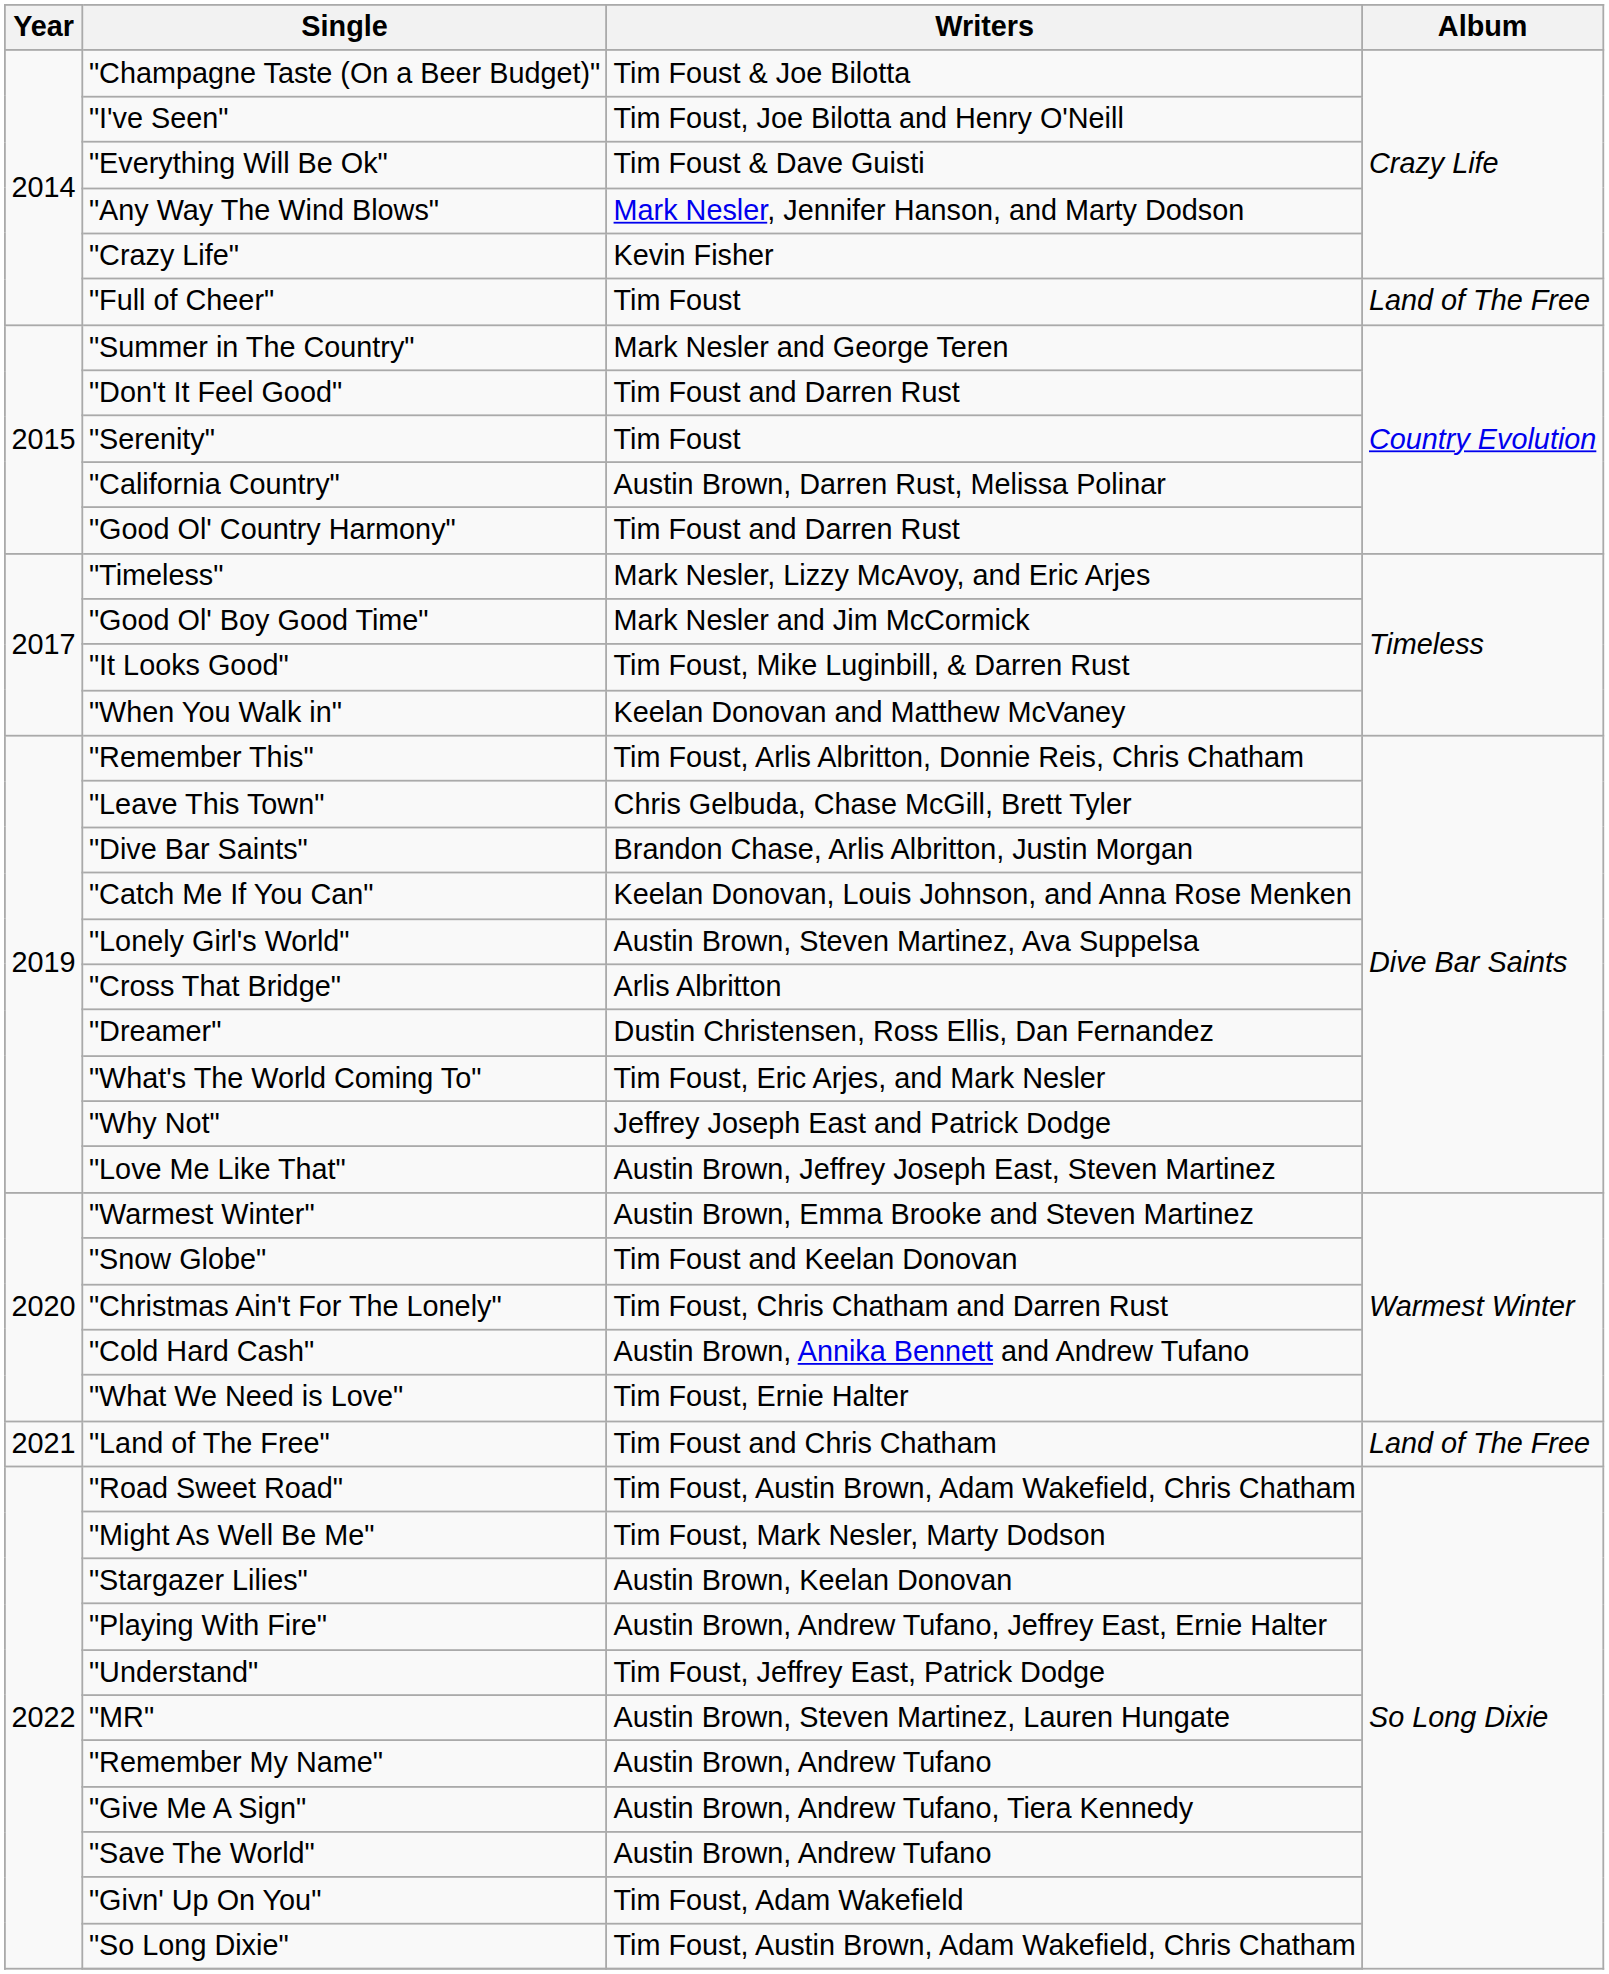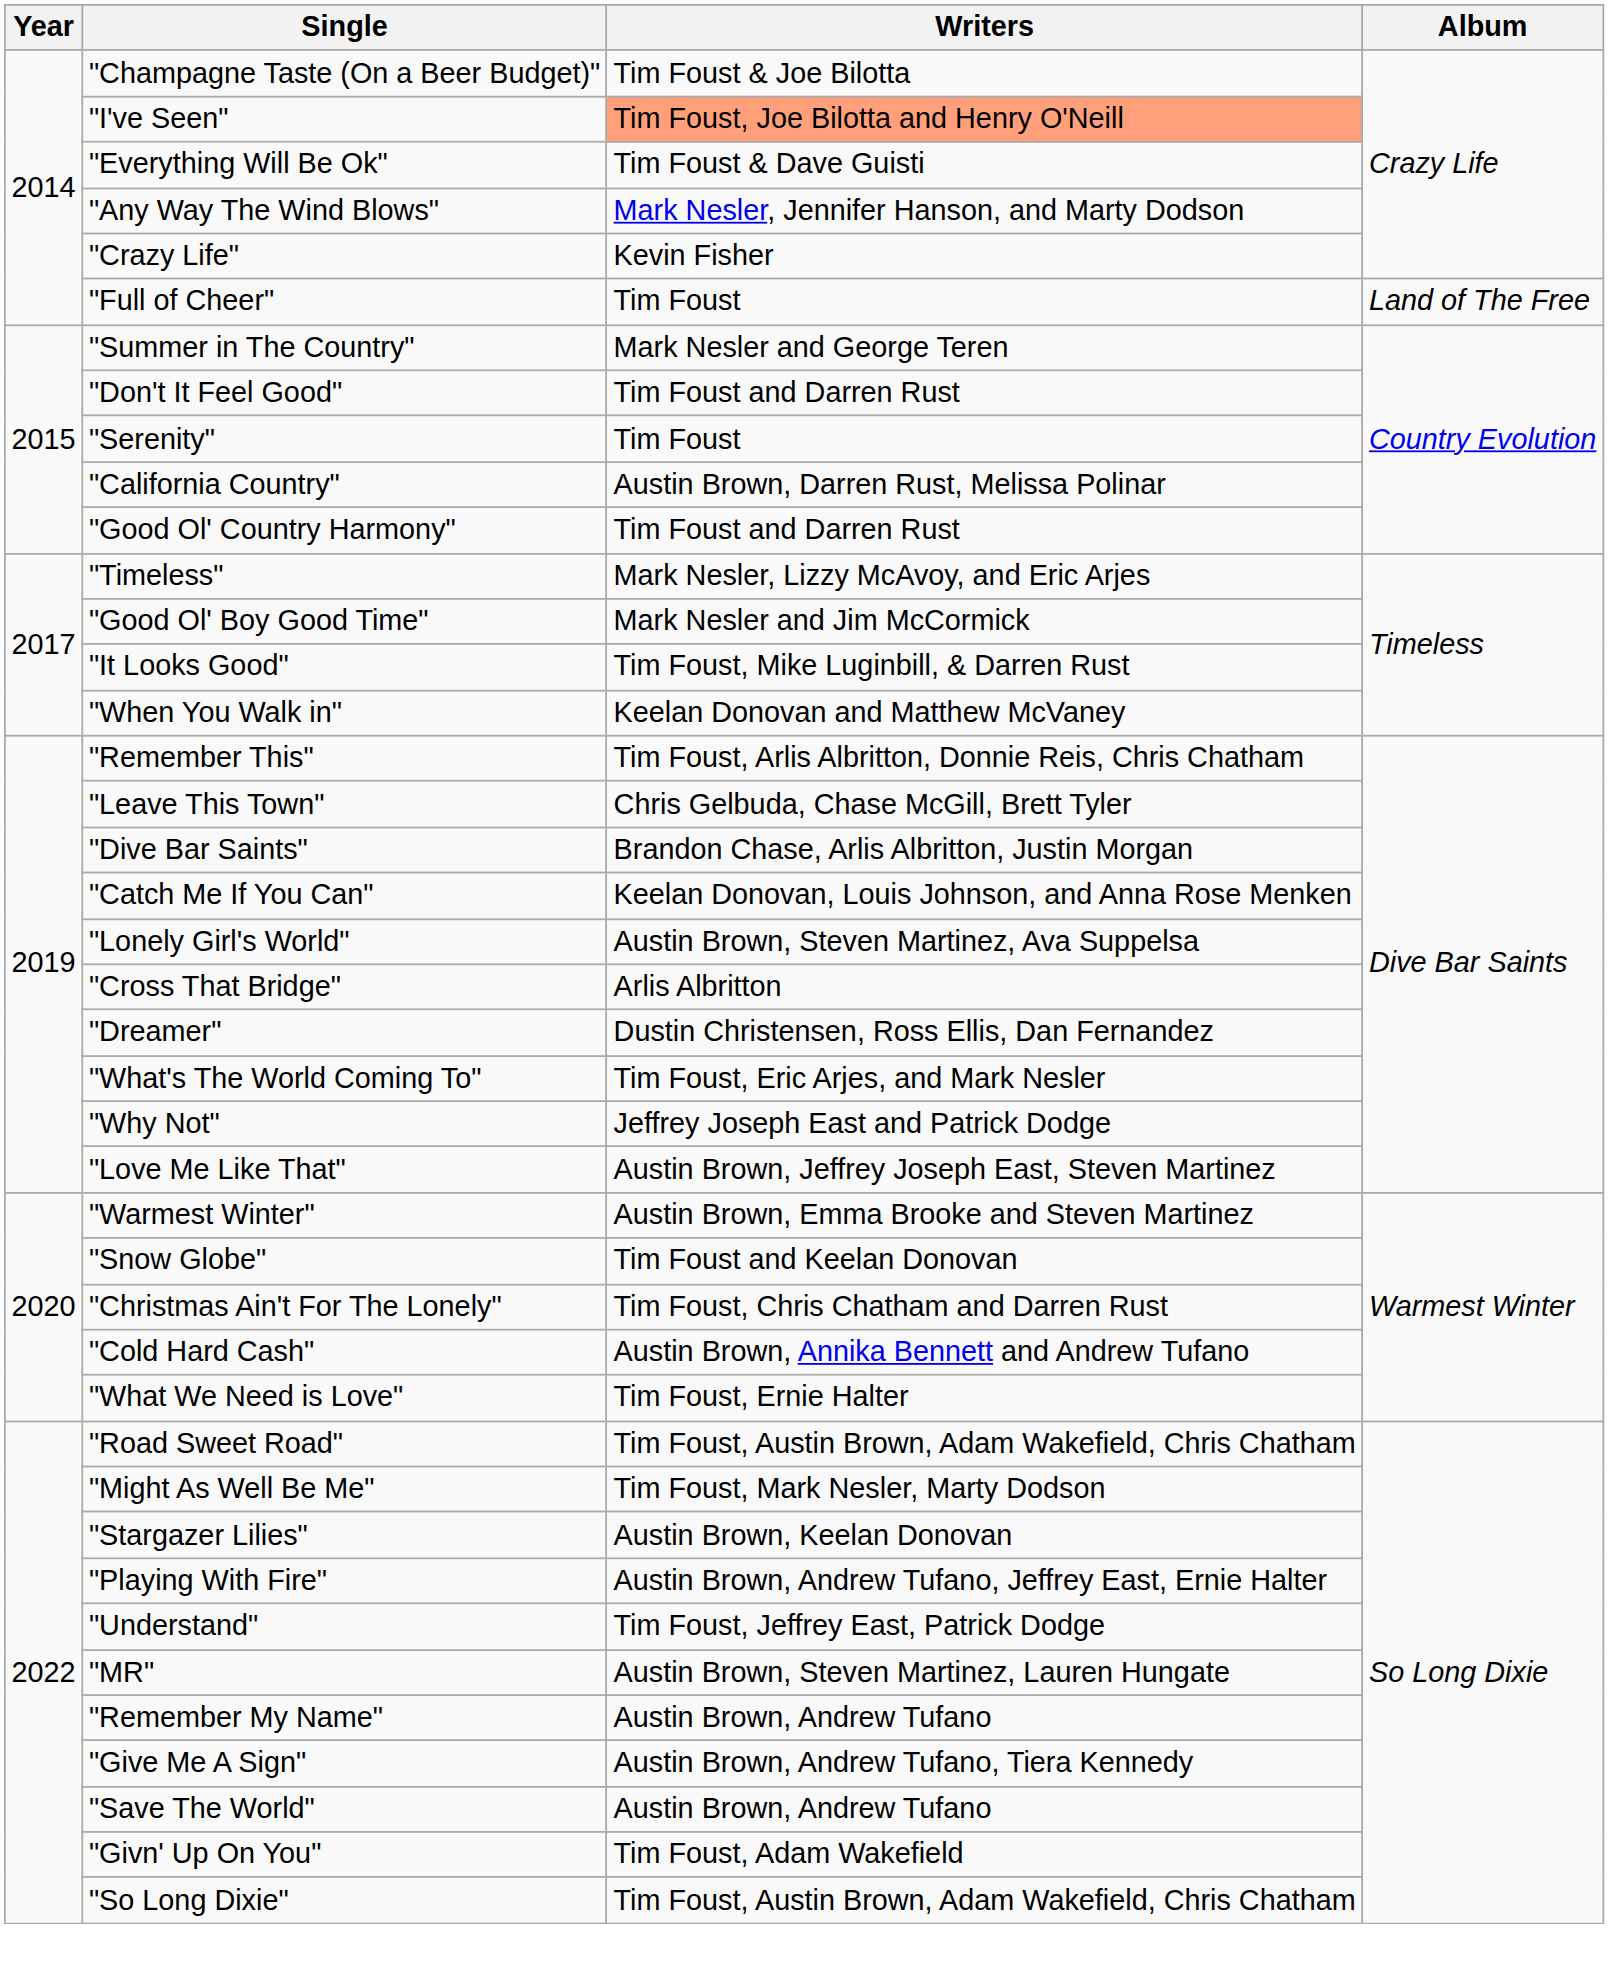(869, 118) no background -> (869, 118) lightsalmon background
- row: (209, 1443)
